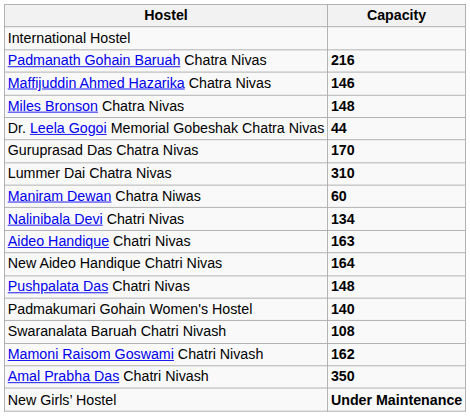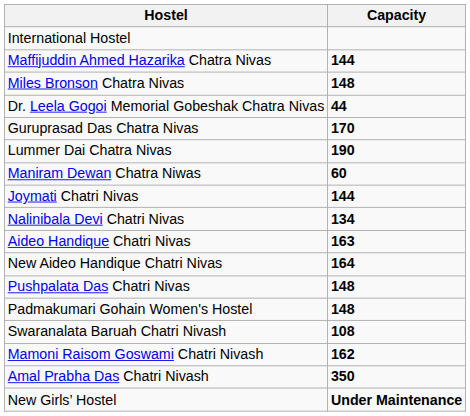- row: (137, 60)
(343, 83) 146 -> (343, 60) 144
(343, 173) 310 -> (343, 151) 190
+ row: (73, 196)
(343, 309) 140 -> (343, 309) 148
